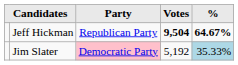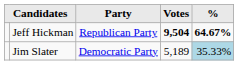(118, 50) pink background -> (118, 50) no background
(176, 50) 5,192 -> (176, 50) 5,189
